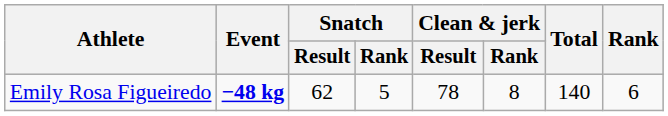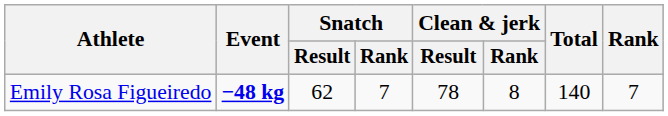(384, 92) 5 -> (384, 92) 7
(633, 92) 6 -> (633, 92) 7
